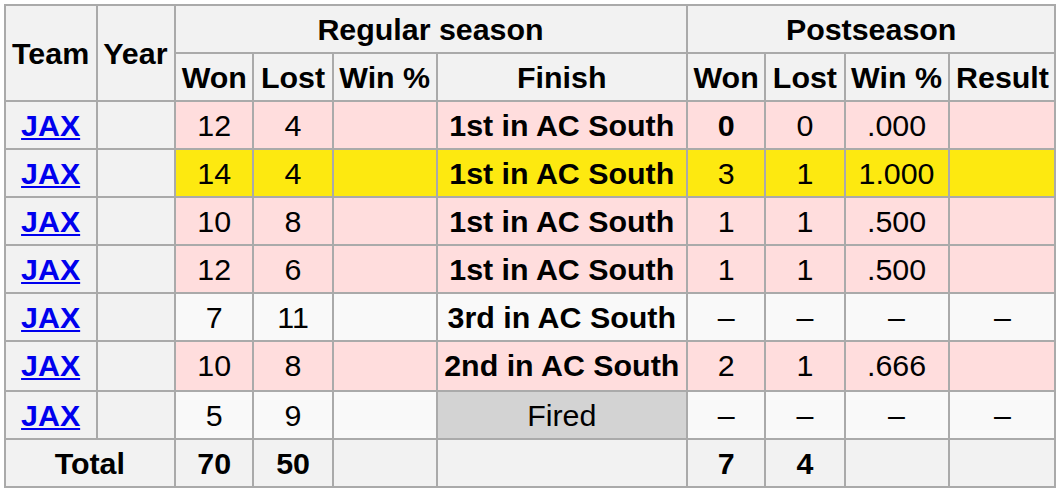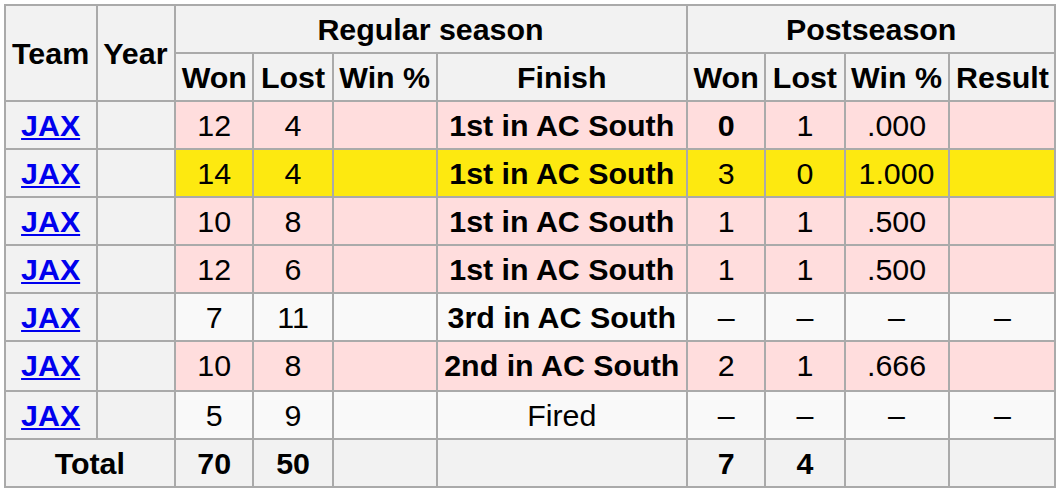(805, 126) 0 -> (805, 126) 1
(805, 174) 1 -> (805, 174) 0
(562, 414) lightgrey background -> (562, 414) no background
